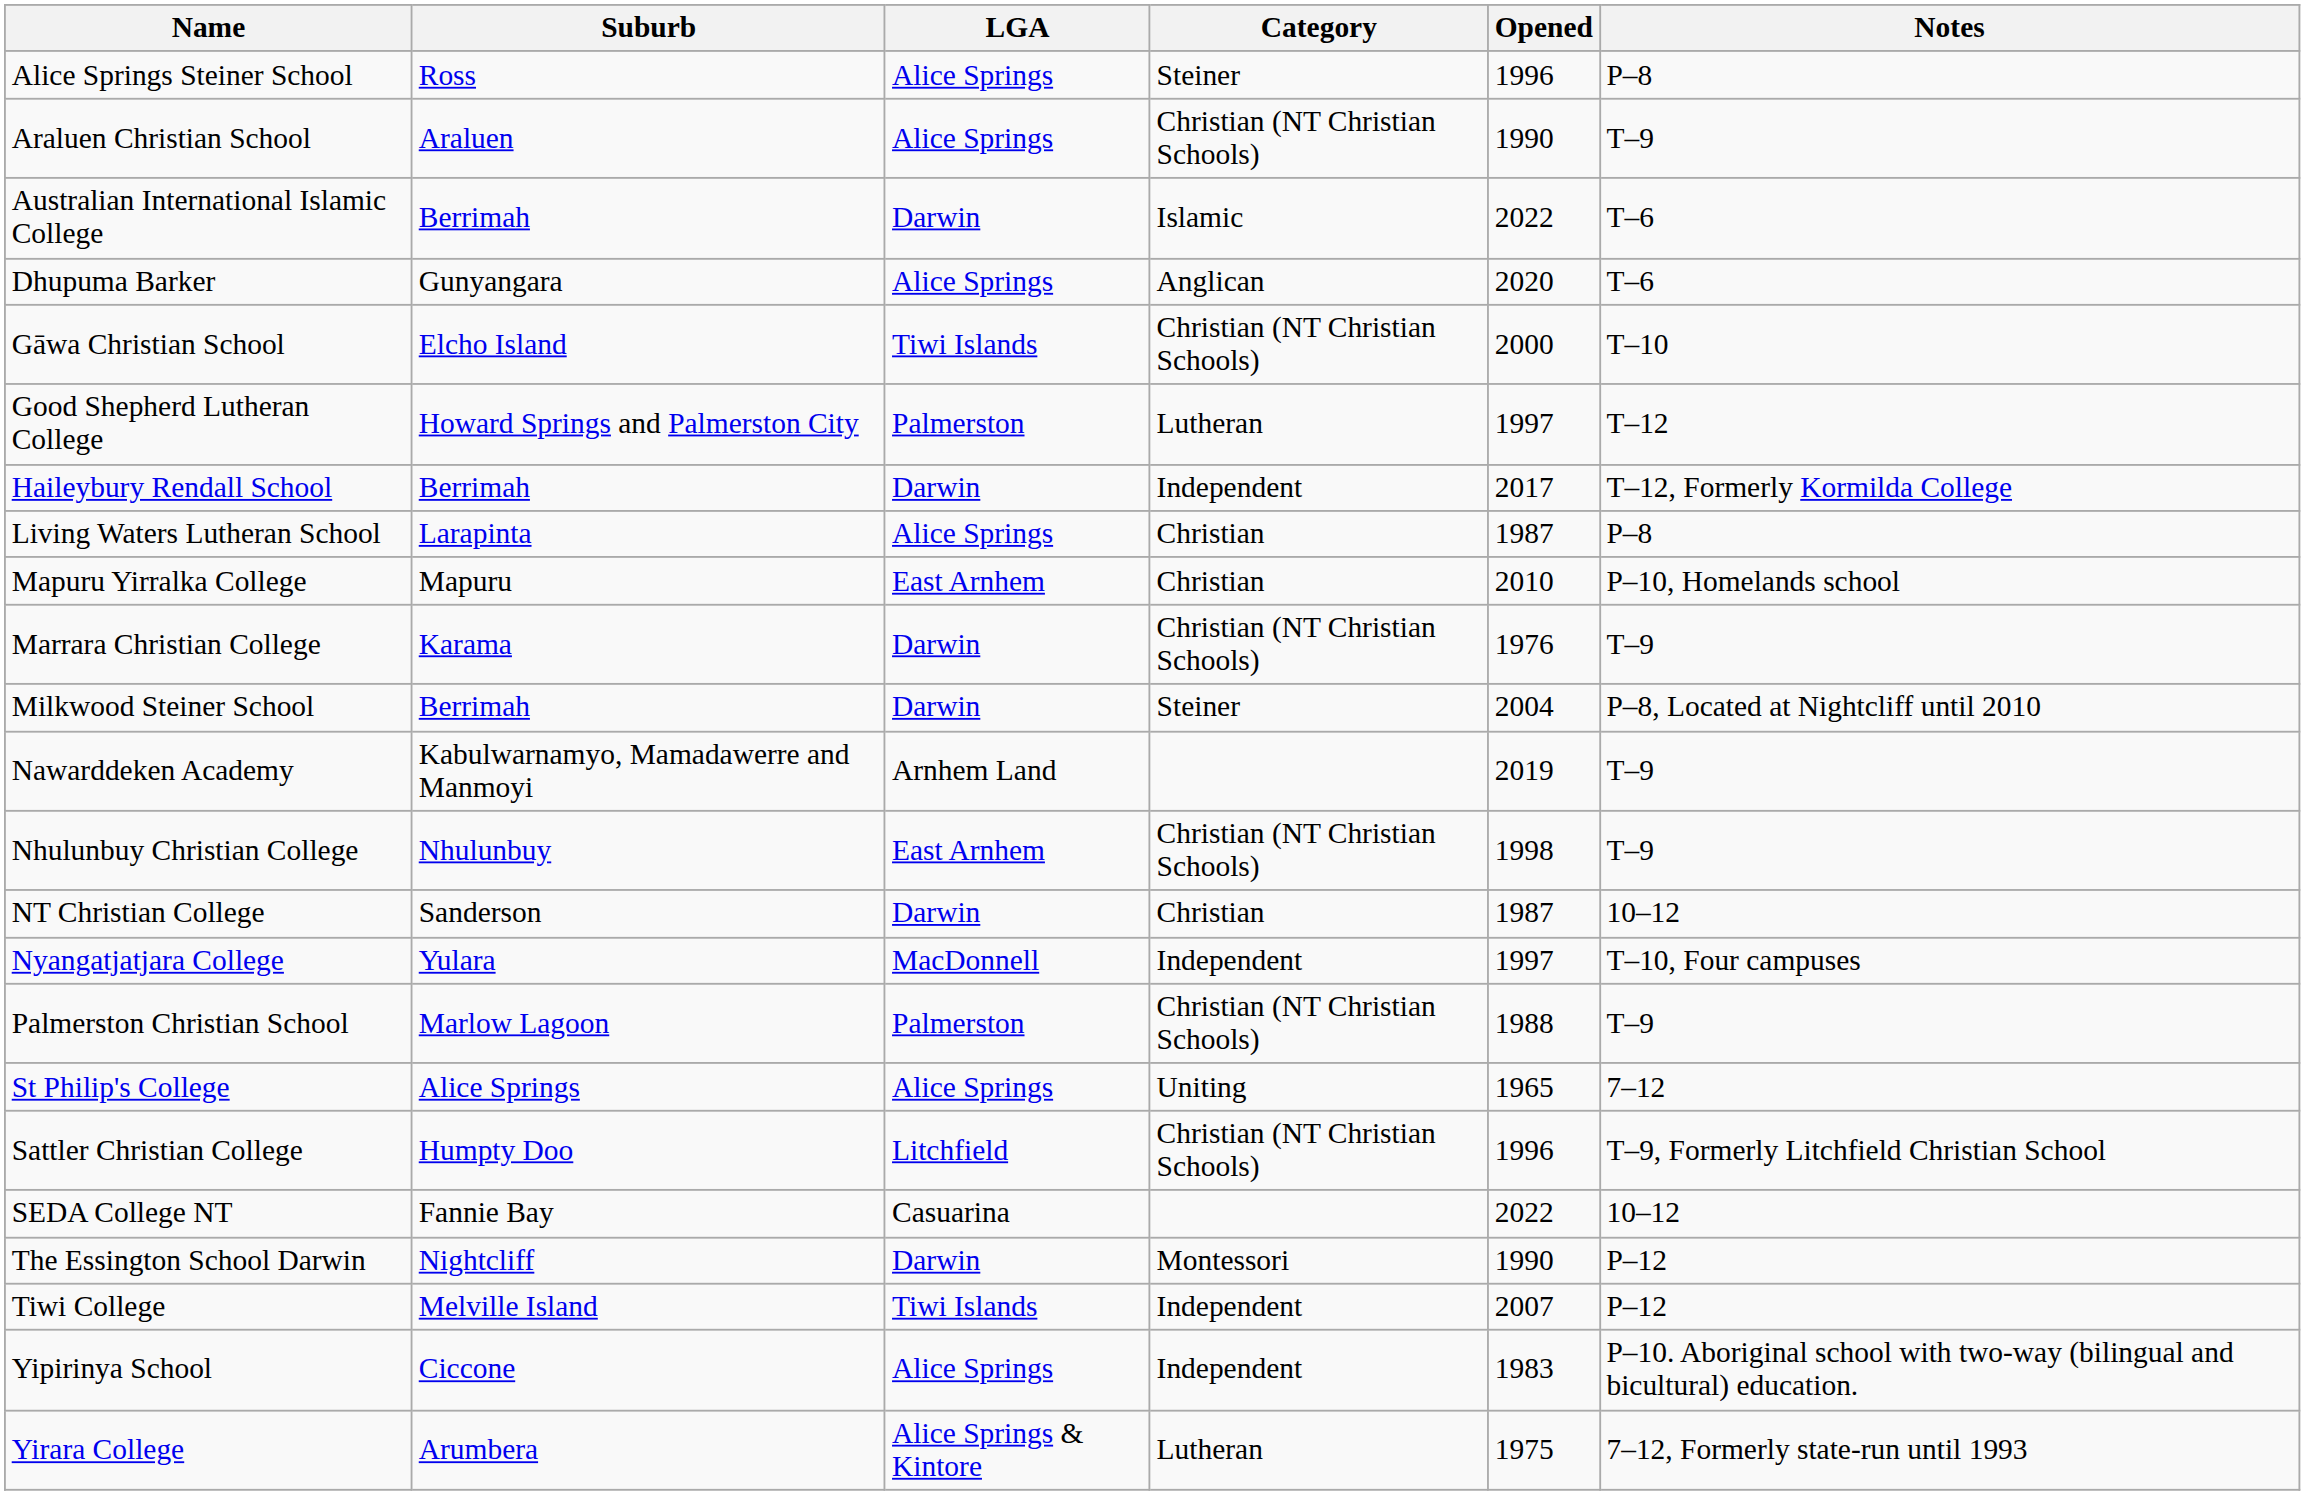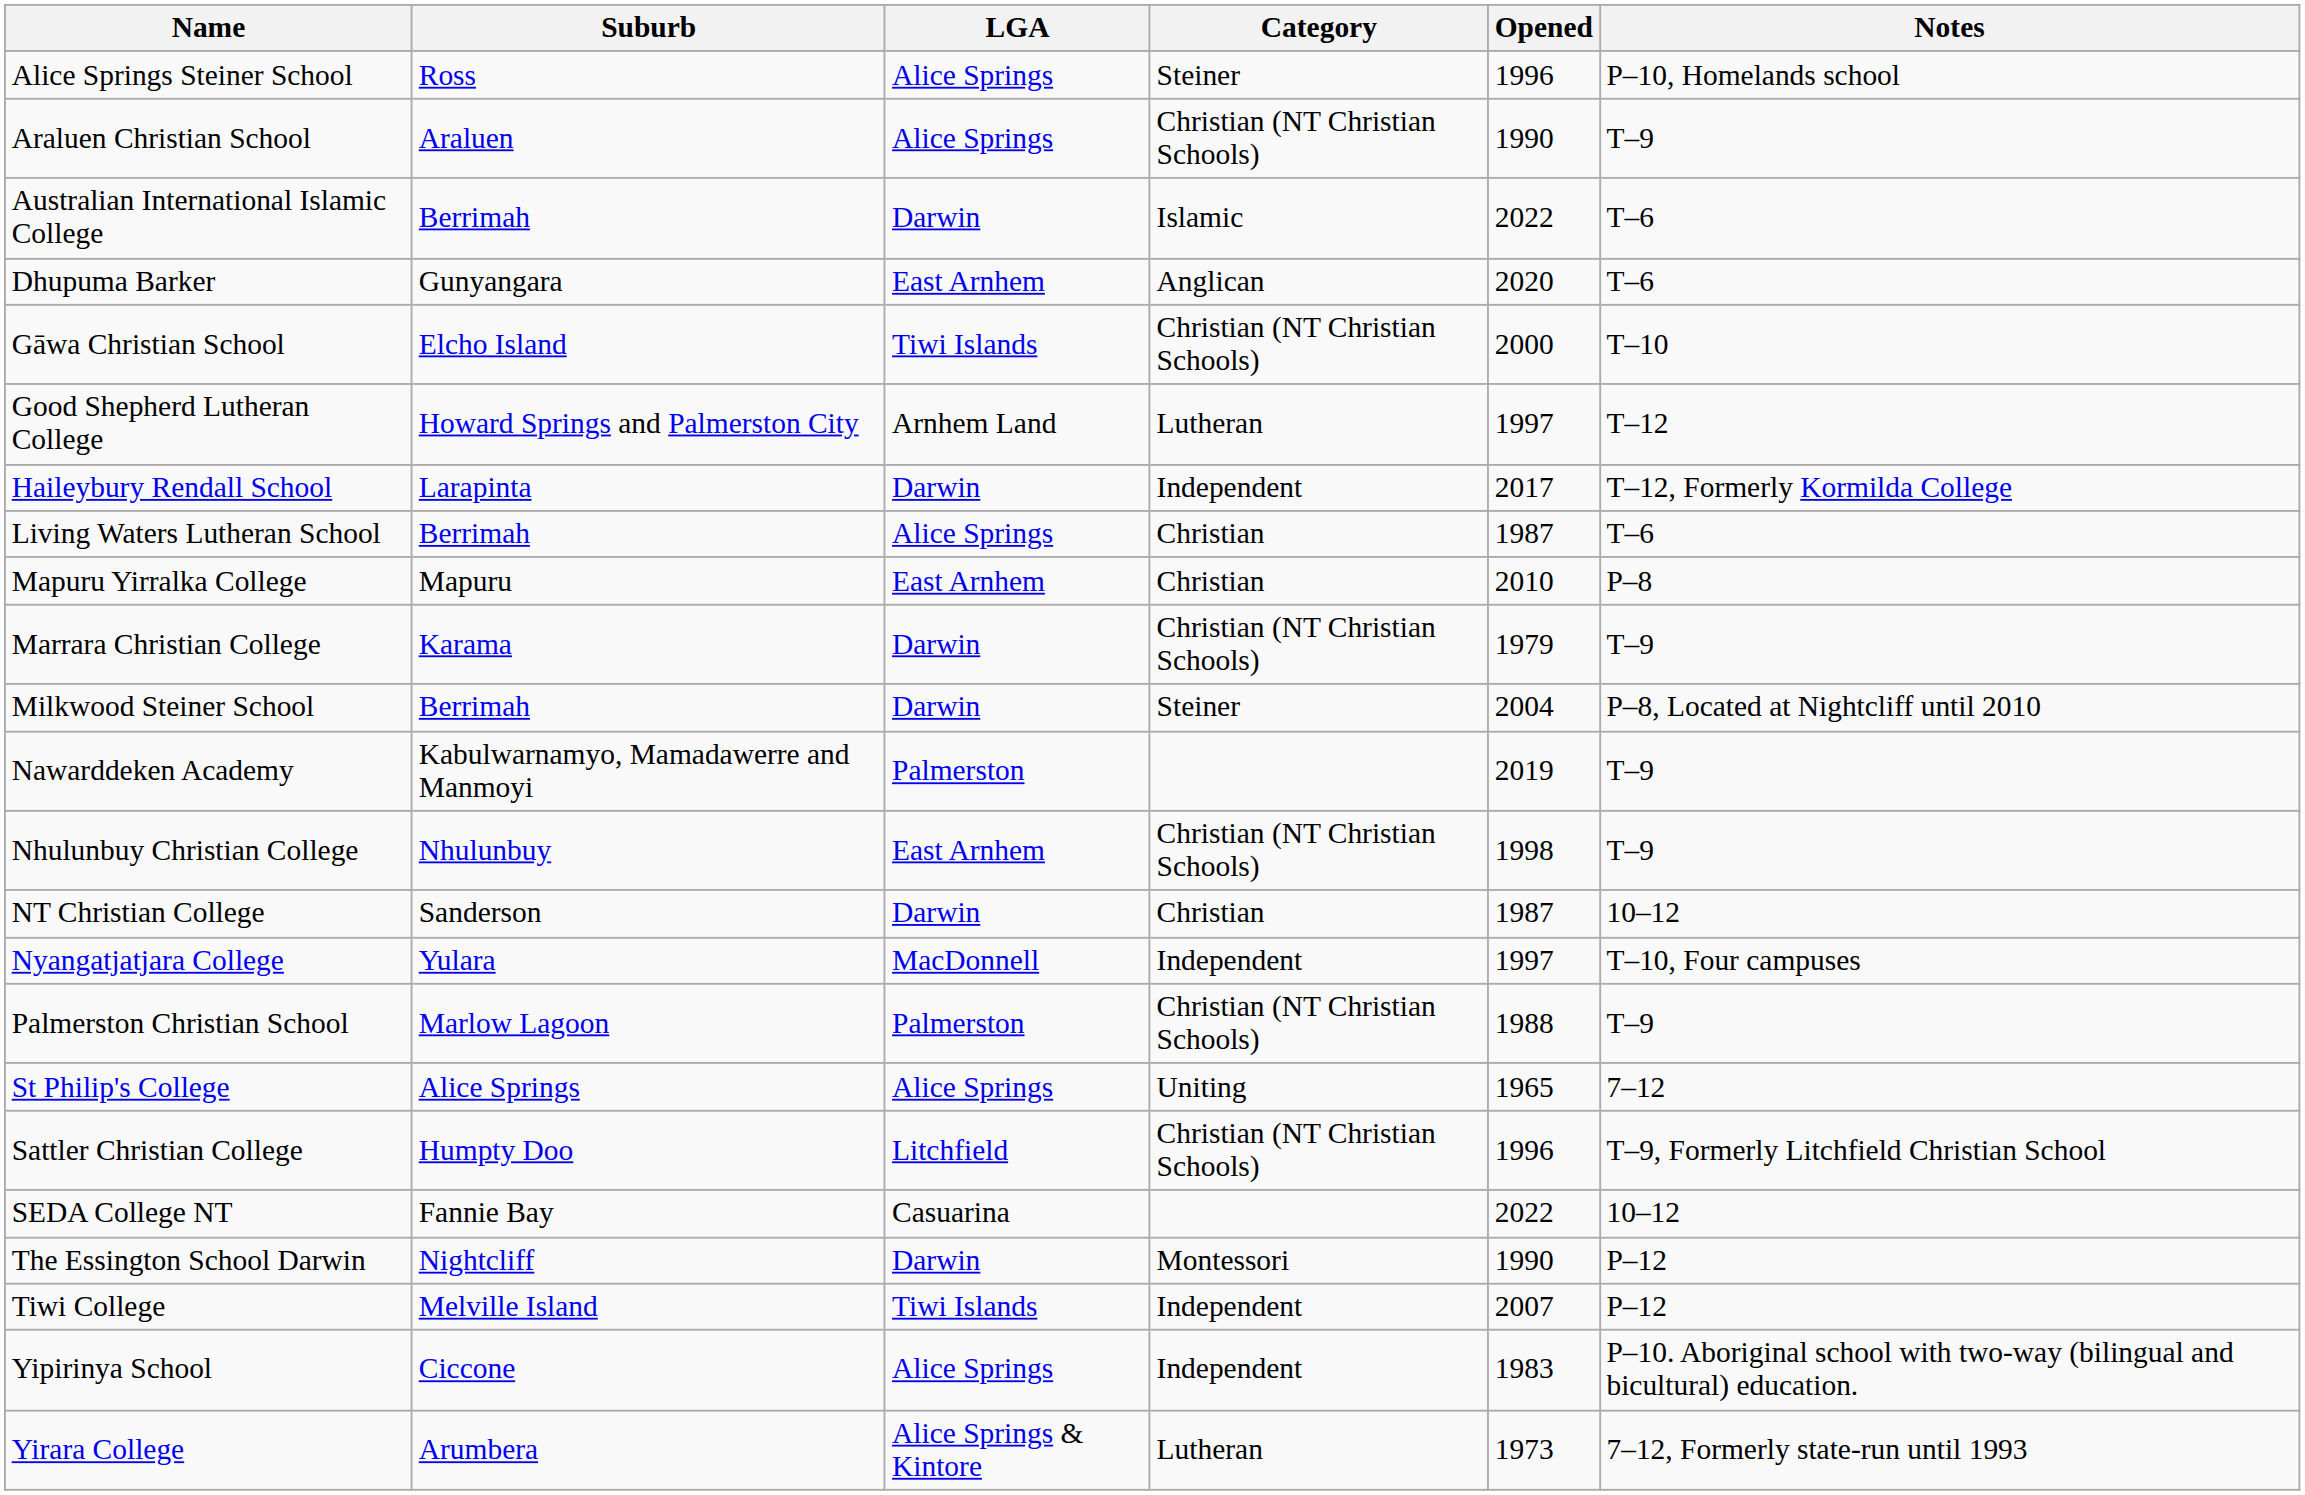(1629, 74) P–8 -> (1753, 74) P–10, Homelands school
(973, 280) Alice Springs -> (968, 280) East Arnhem
(958, 423) Palmerston -> (974, 423) Arnhem Land
(474, 487) Berrimah -> (475, 487) Larapinta
(475, 533) Larapinta -> (474, 533) Berrimah
(1629, 533) P–8 -> (1630, 533) T–6
(1753, 580) P–10, Homelands school -> (1629, 580) P–8
(1524, 643) 1976 -> (1524, 643) 1979
(974, 770) Arnhem Land -> (958, 770) Palmerston
(1524, 1449) 1975 -> (1524, 1449) 1973
